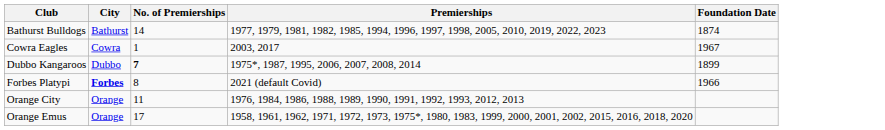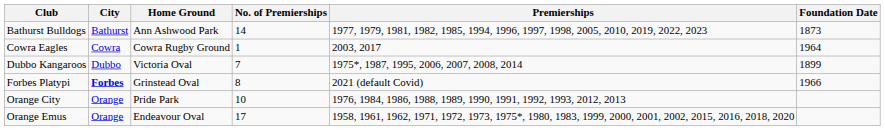+ column: (182, 13)
(709, 30) 1874 -> (810, 30) 1873
(709, 47) 1967 -> (810, 47) 1964
(136, 64) bold -> (238, 64) normal
(138, 99) 11 -> (240, 99) 10
